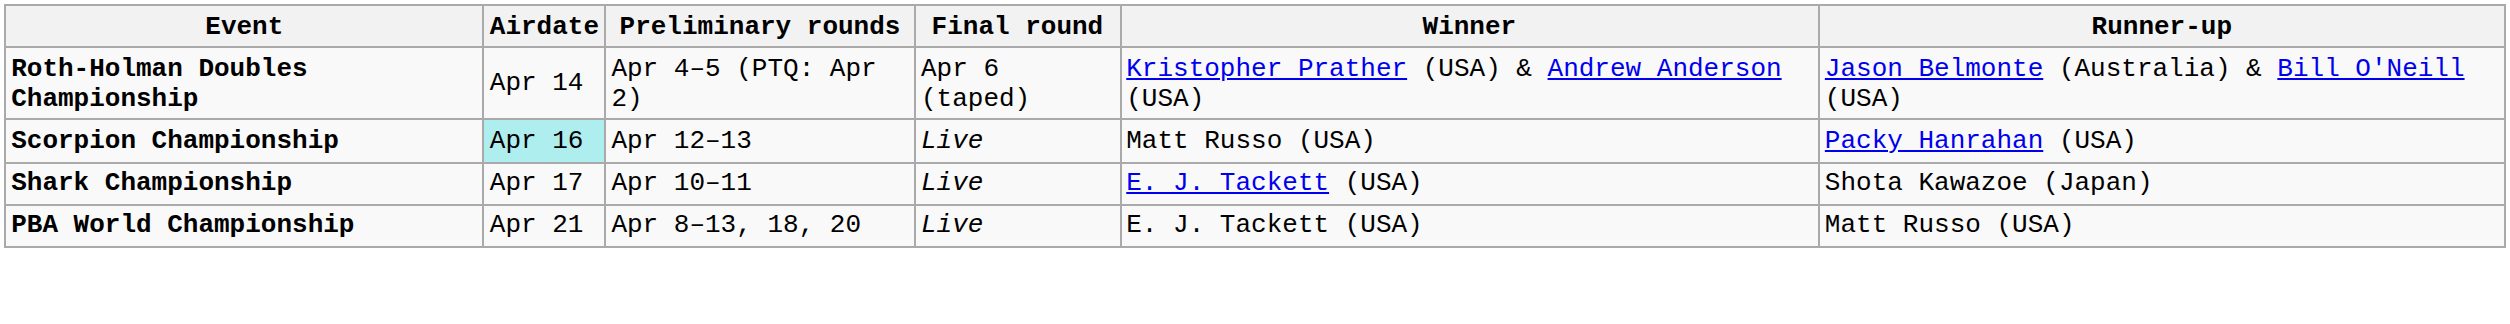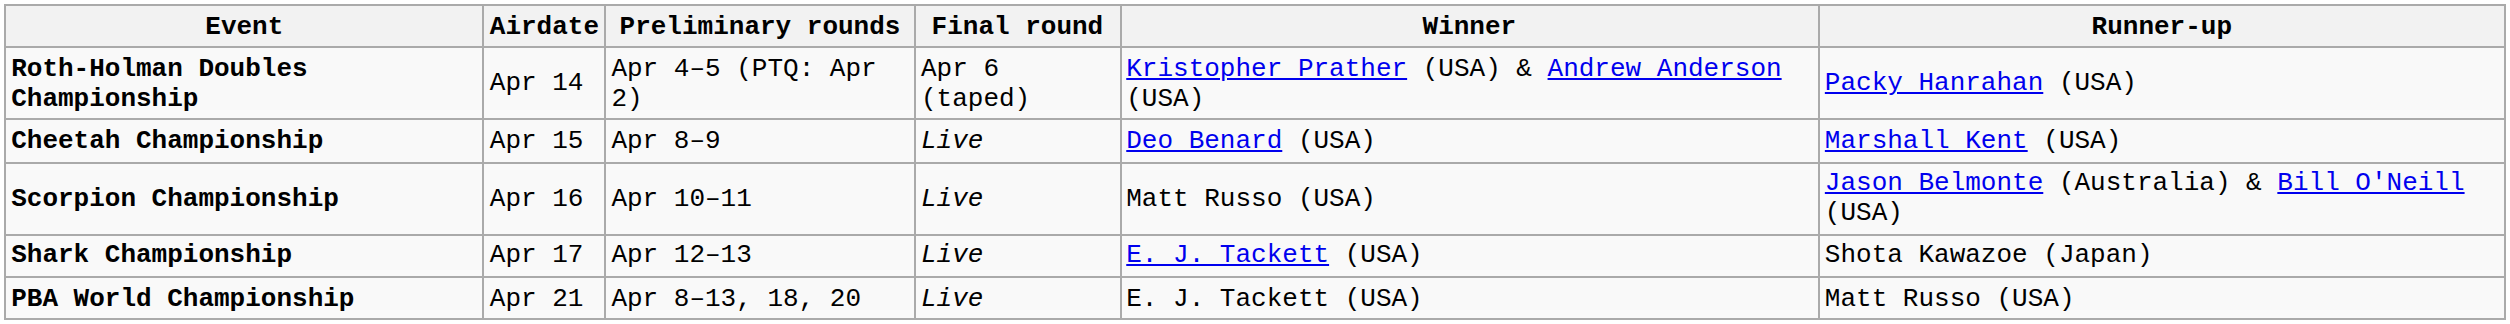(2145, 84) Jason Belmonte (Australia) & Bill O'Neill (USA) -> (1981, 84) Packy Hanrahan (USA)
+ row: (167, 141)
(537, 141) paleturquoise background -> (537, 198) no background
(682, 141) Apr 12–13 -> (682, 198) Apr 10–11
(1981, 141) Packy Hanrahan (USA) -> (2145, 198) Jason Belmonte (Australia) & Bill O'Neill (USA)
(682, 183) Apr 10–11 -> (682, 256) Apr 12–13
